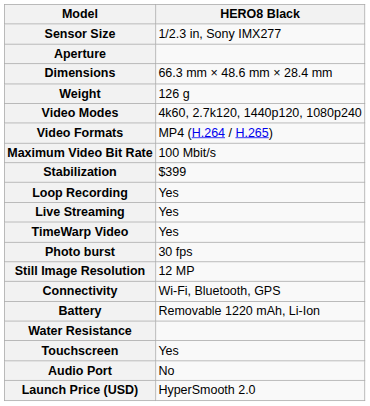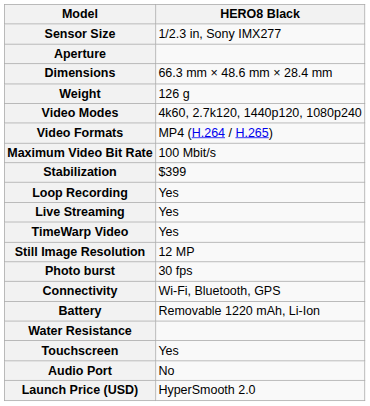rows swapped: (80, 271) <-> (80, 251)
